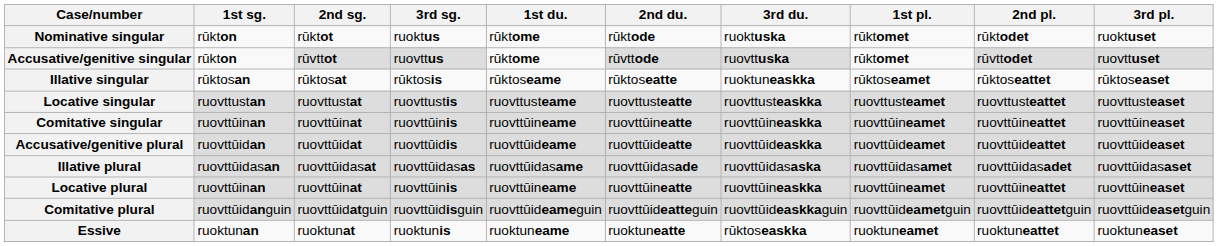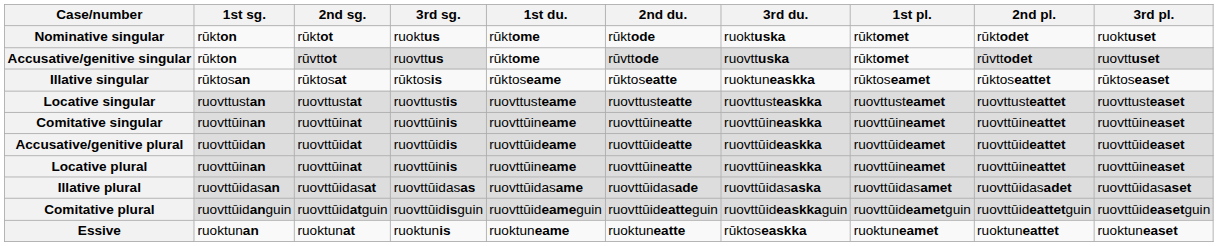rows swapped: (99, 166) <-> (99, 187)
